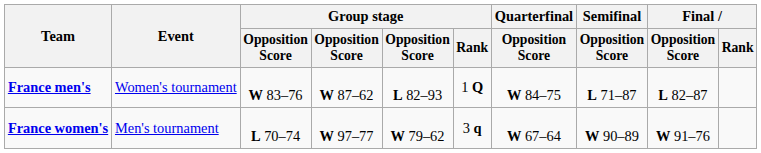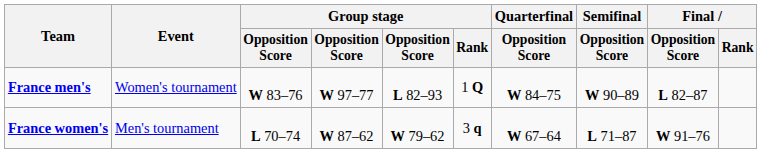(347, 95) W 87–62 -> (347, 95) W 97–77
(612, 95) L 71–87 -> (612, 95) W 90–89
(347, 136) W 97–77 -> (347, 136) W 87–62
(612, 136) W 90–89 -> (612, 136) L 71–87
